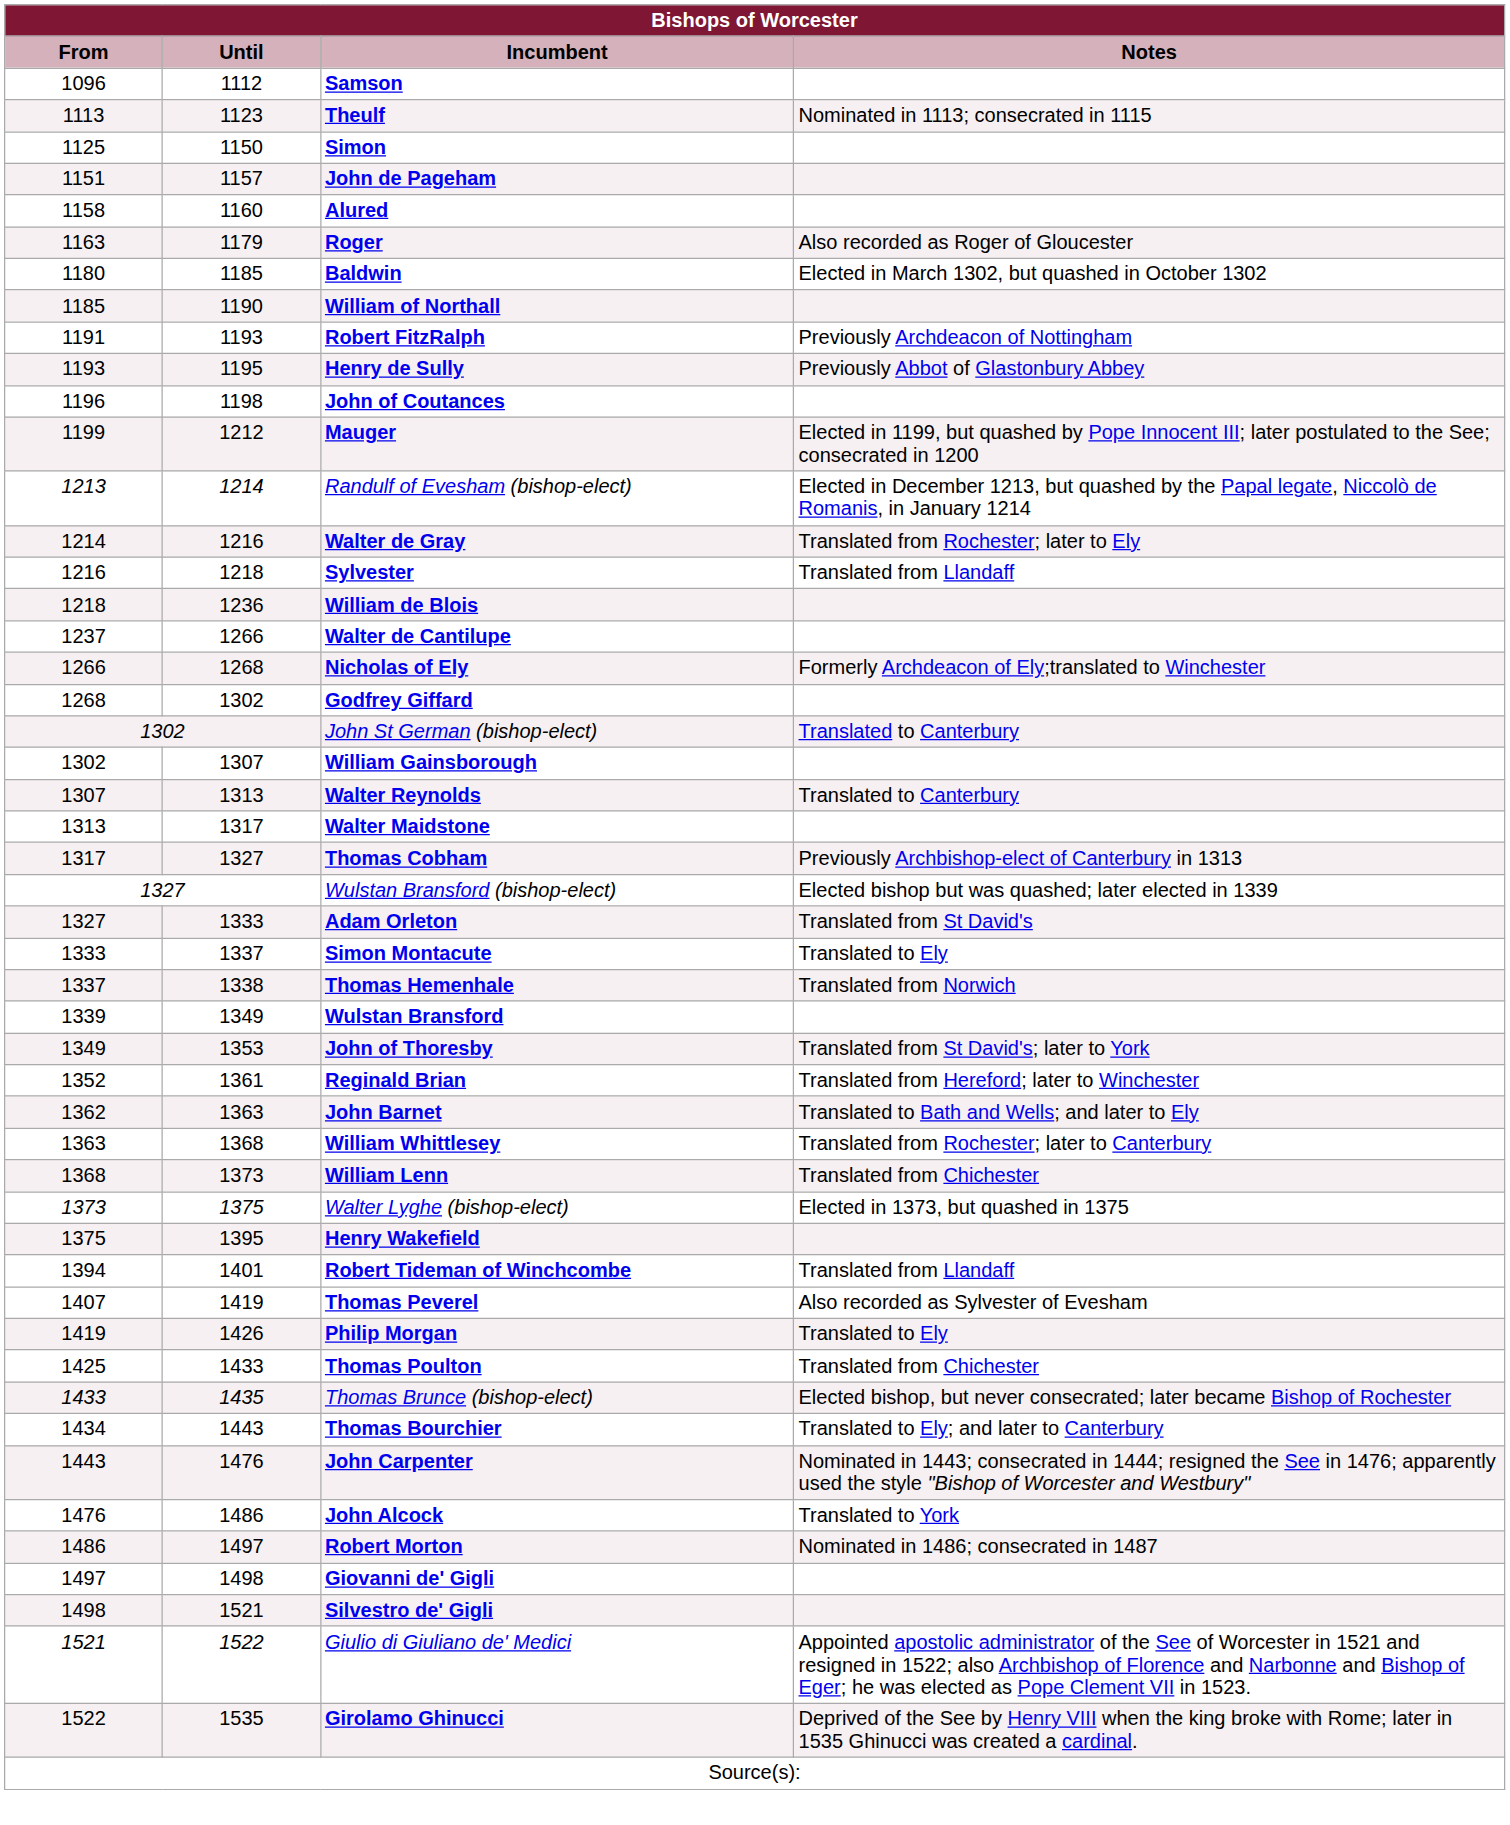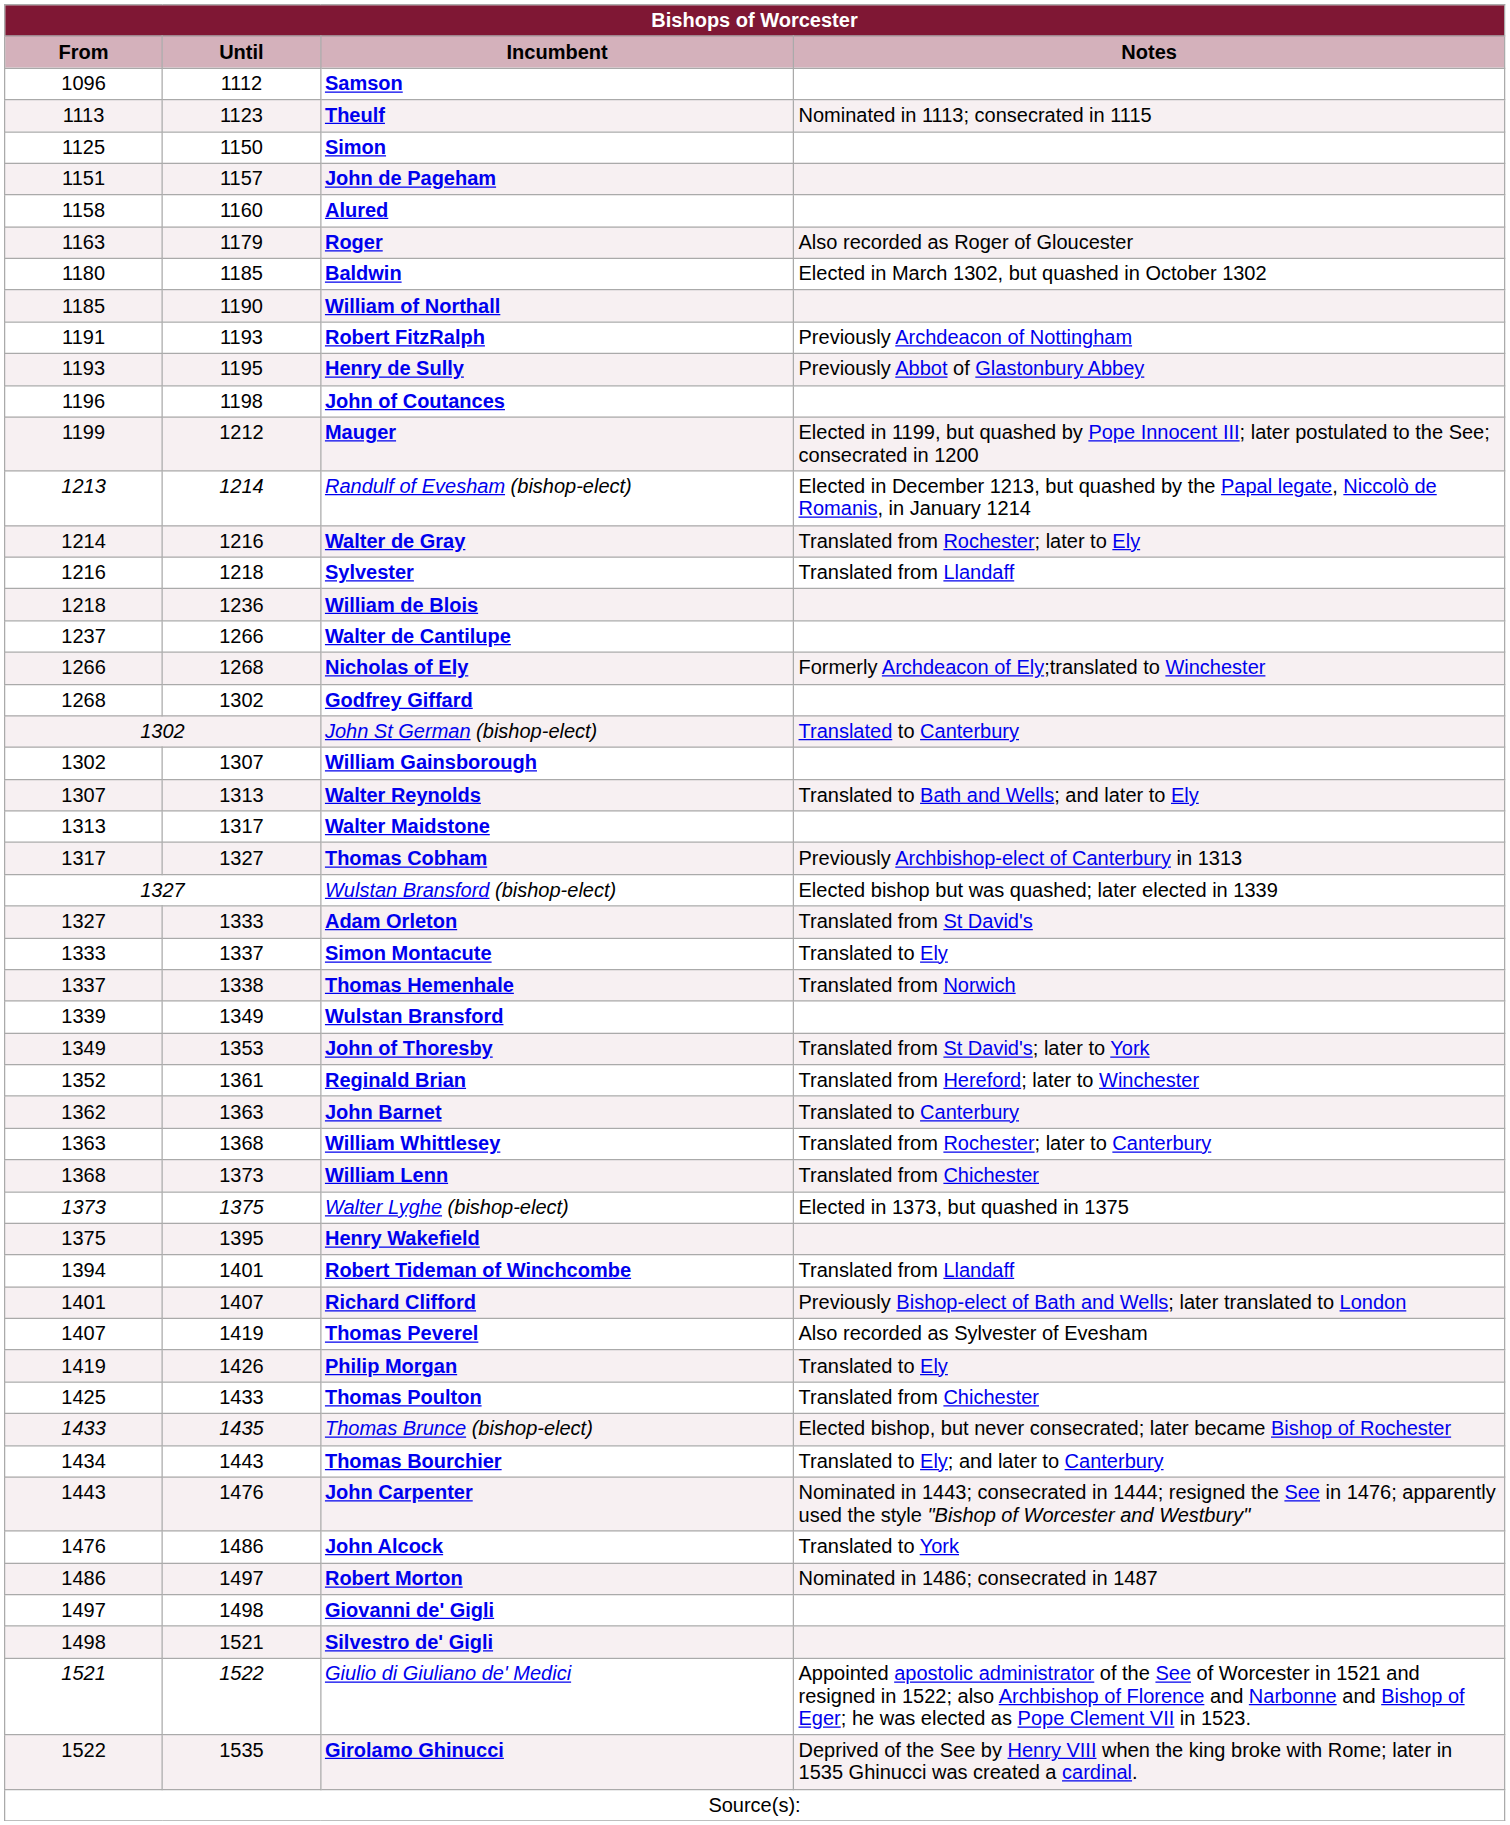(909, 794) Translated to Canterbury -> (999, 794) Translated to Bath and Wells; and later to Ely
(999, 1112) Translated to Bath and Wells; and later to Ely -> (909, 1112) Translated to Canterbury
+ row: (400, 1302)
